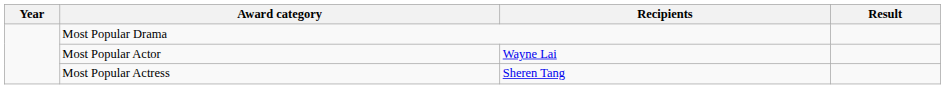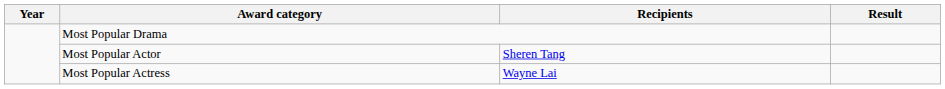(530, 53) Wayne Lai -> (534, 53) Sheren Tang
(534, 73) Sheren Tang -> (530, 73) Wayne Lai
